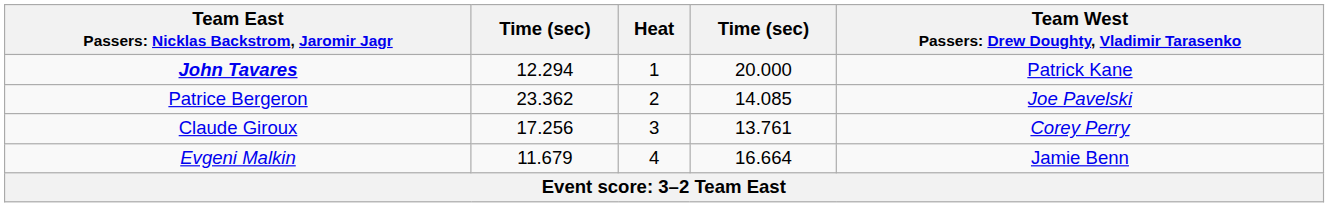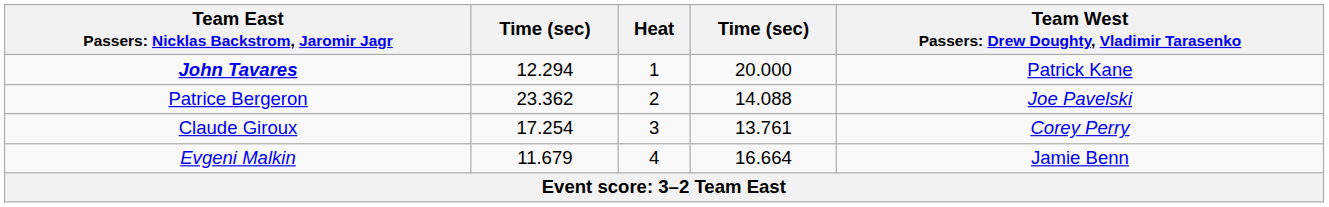(763, 98) 14.085 -> (763, 98) 14.088
(545, 128) 17.256 -> (545, 128) 17.254
